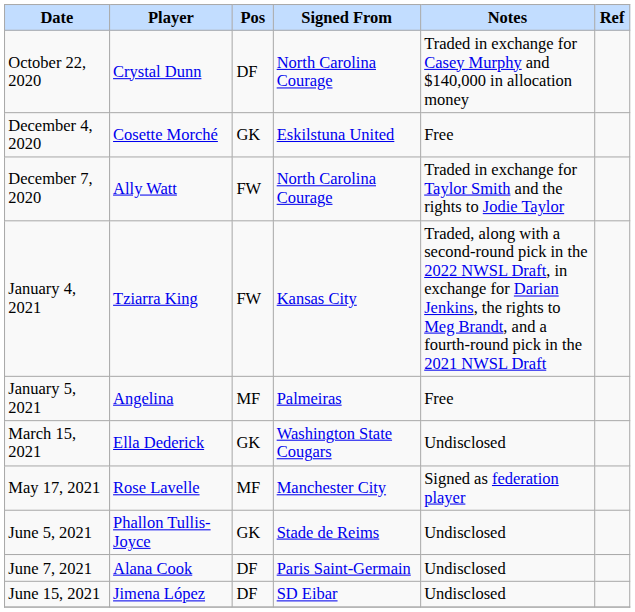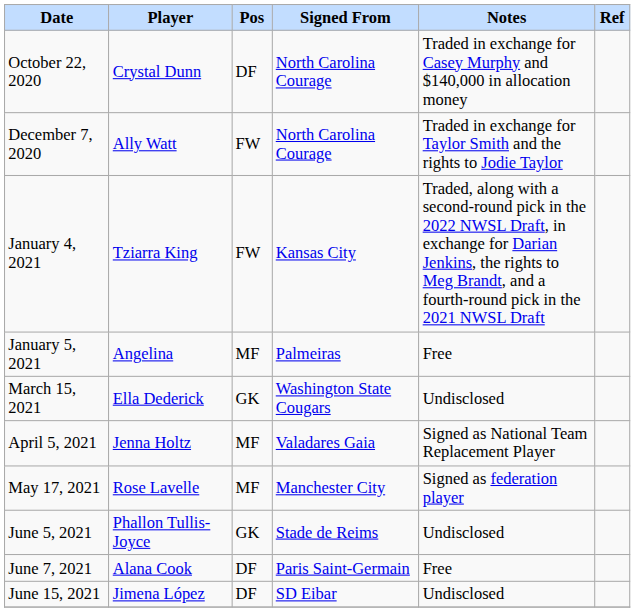- row: (50, 134)
+ row: (52, 443)
(465, 567) Undisclosed -> (437, 567) Free
